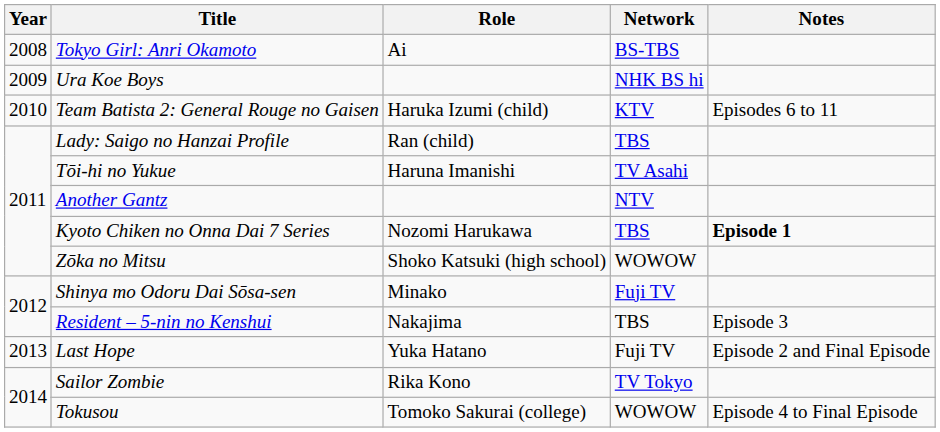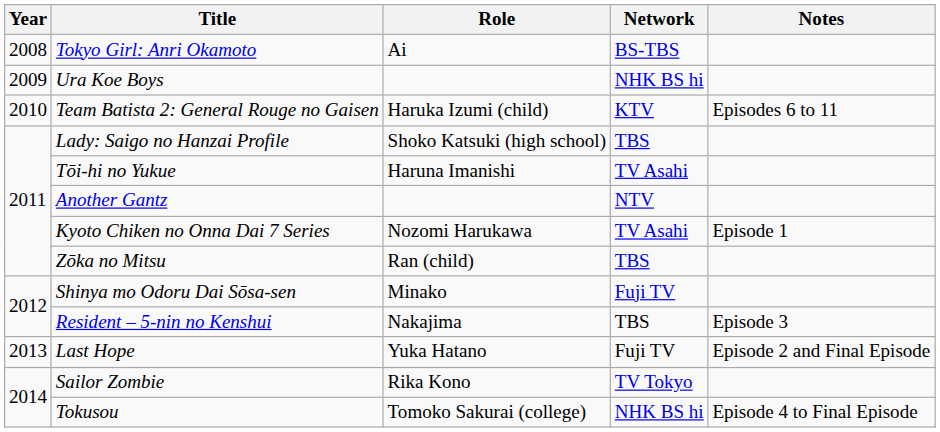(431, 140) Ran (child) -> (497, 140) Shoko Katsuki (high school)
(632, 230) TBS -> (651, 230) TV Asahi
(752, 230) bold -> (750, 230) normal
(497, 261) Shoko Katsuki (high school) -> (431, 261) Ran (child)
(655, 261) WOWOW -> (632, 261) TBS
(655, 412) WOWOW -> (659, 412) NHK BS hi
